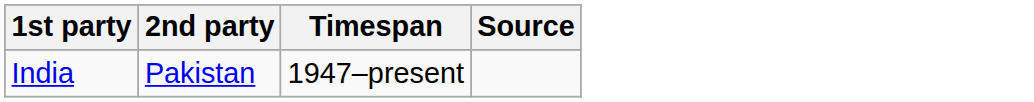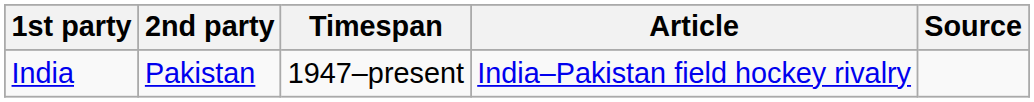+ column: (694, 27)
